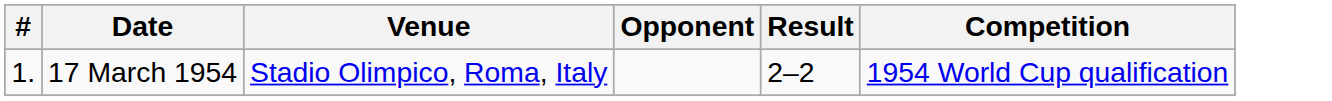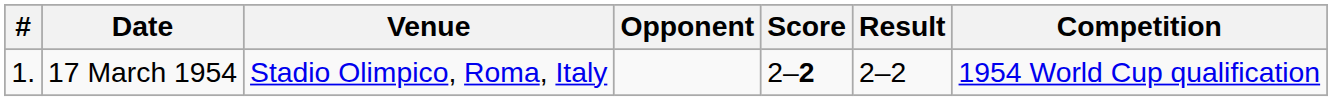+ column: (807, 26)
